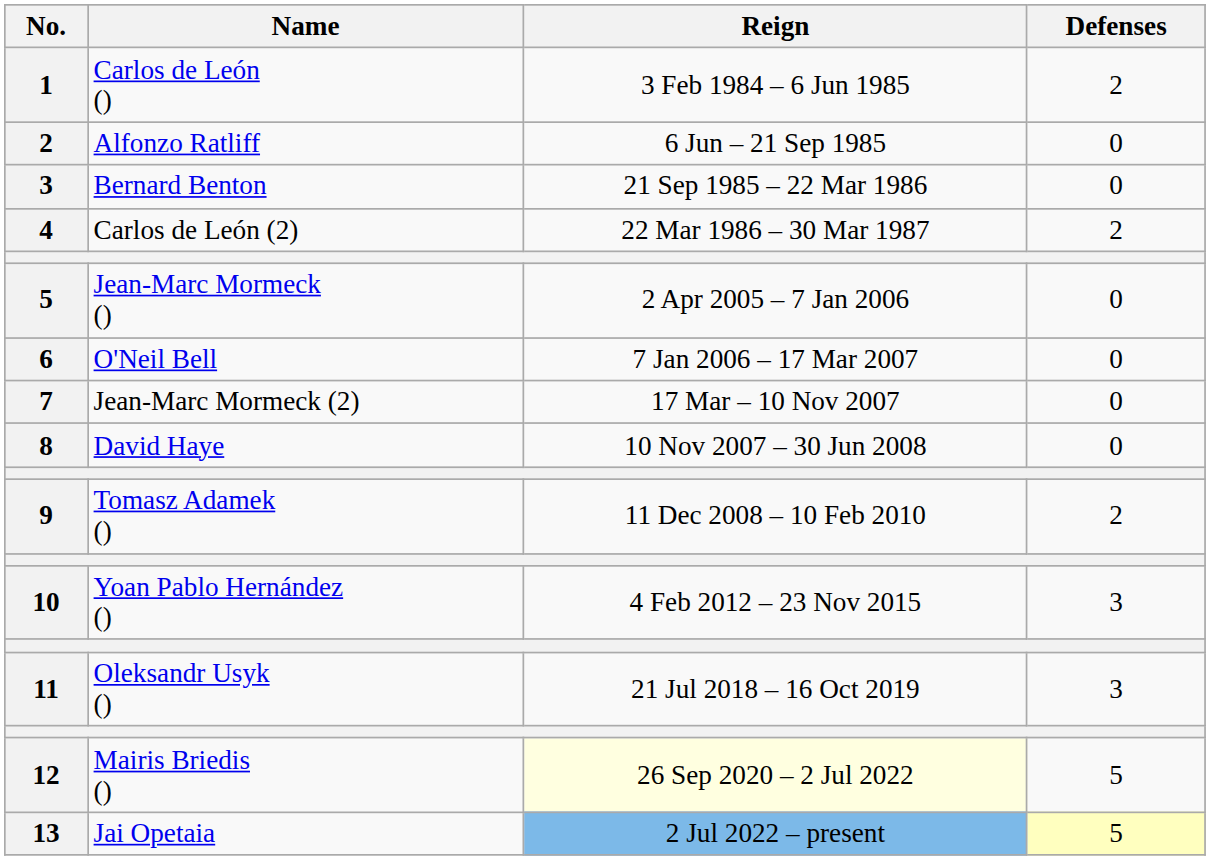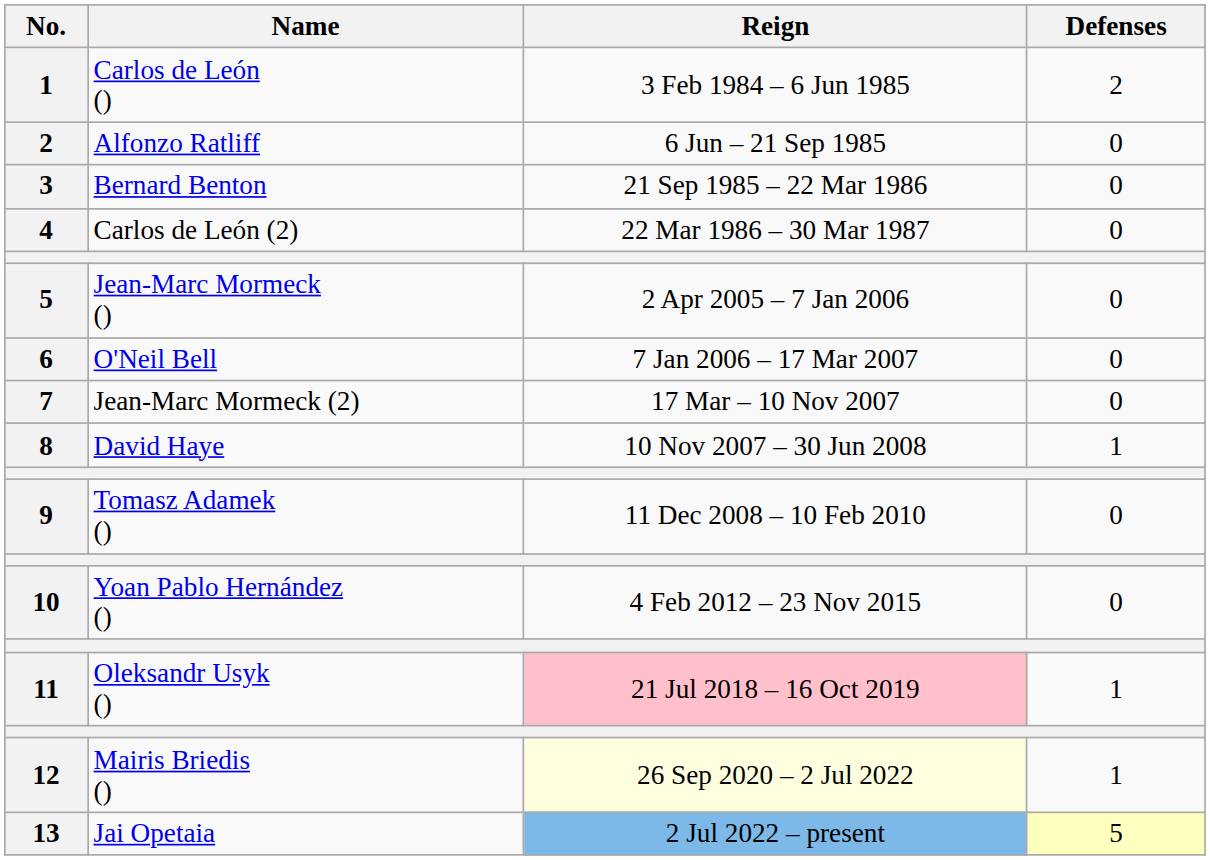(1116, 229) 2 -> (1116, 229) 0
(1116, 444) 0 -> (1116, 444) 1
(1116, 515) 2 -> (1116, 515) 0
(1116, 602) 3 -> (1116, 602) 0
(775, 688) no background -> (775, 688) pink background
(1116, 688) 3 -> (1116, 688) 1
(1116, 774) 5 -> (1116, 774) 1
